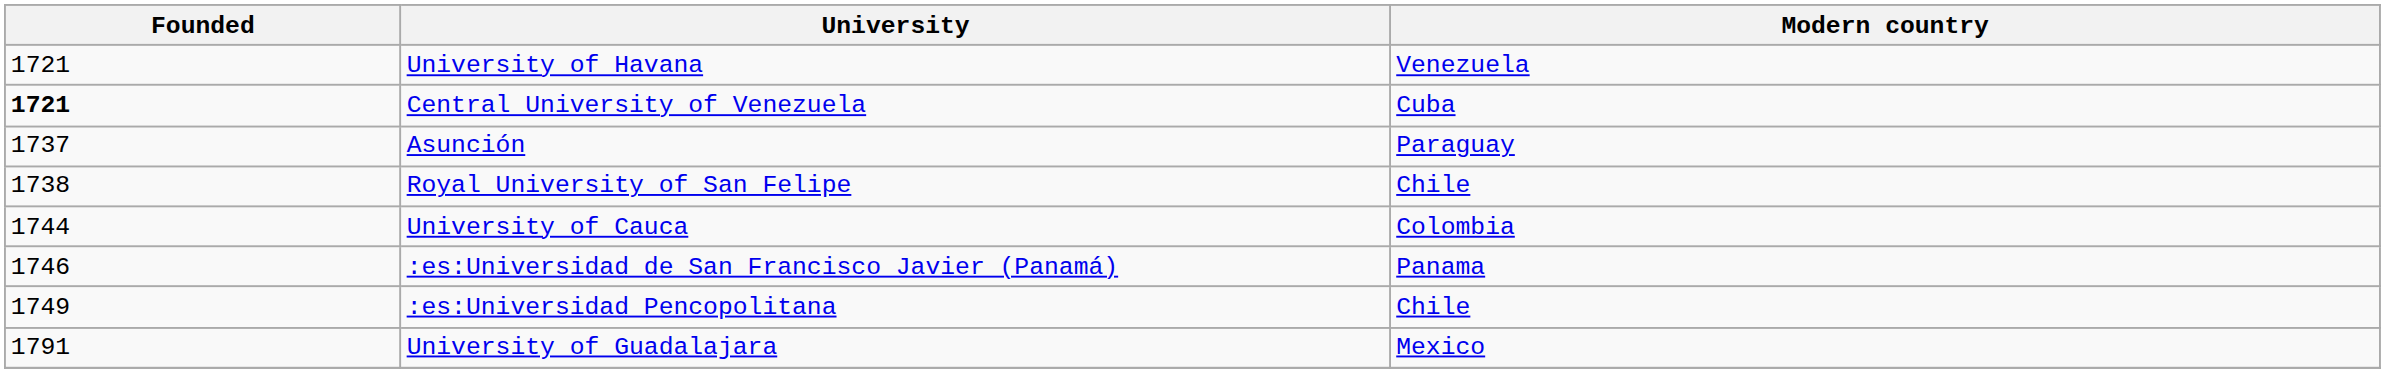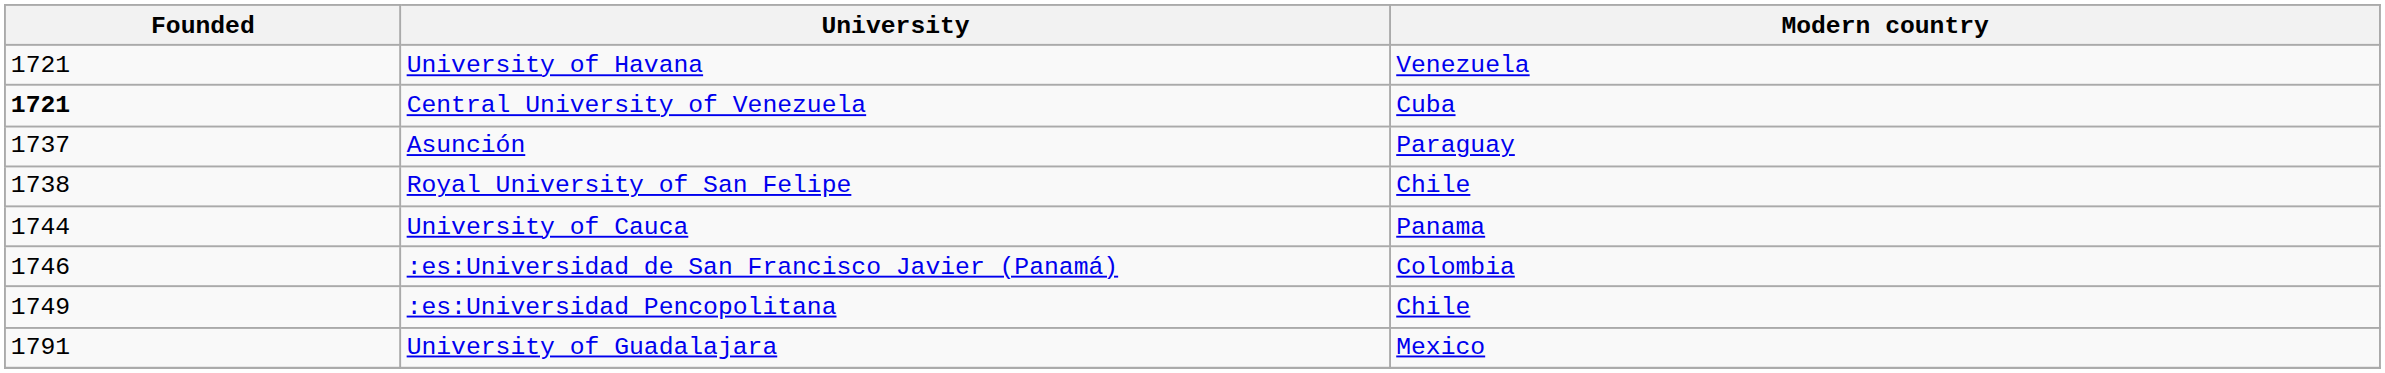(1456, 226) Colombia -> (1441, 226) Panama
(1441, 267) Panama -> (1456, 267) Colombia
